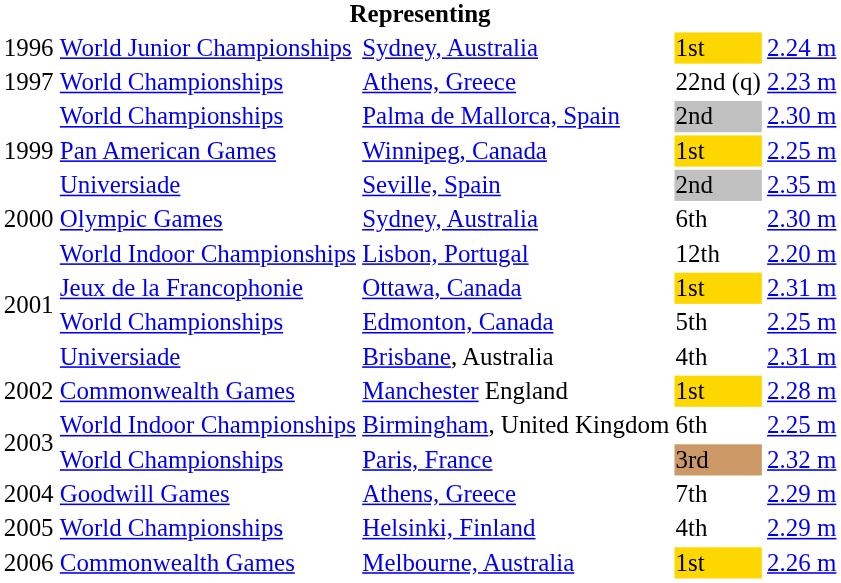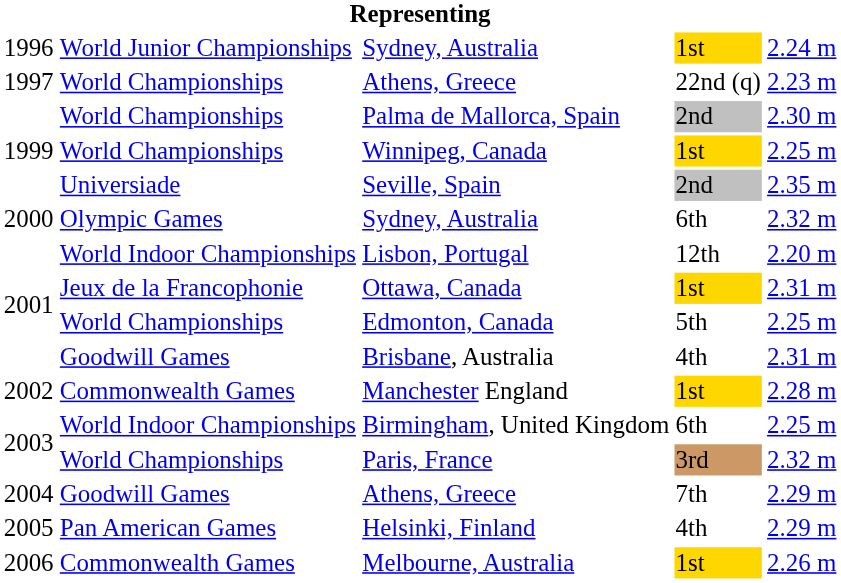(168, 150) Pan American Games -> (172, 150) World Championships
(802, 219) 2.30 m -> (802, 219) 2.32 m
(120, 356) Universiade -> (145, 356) Goodwill Games
(172, 528) World Championships -> (168, 528) Pan American Games
